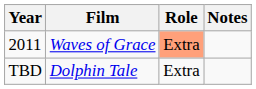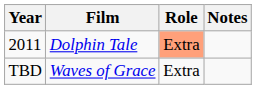(103, 44) Waves of Grace -> (94, 44) Dolphin Tale
(94, 71) Dolphin Tale -> (103, 71) Waves of Grace
